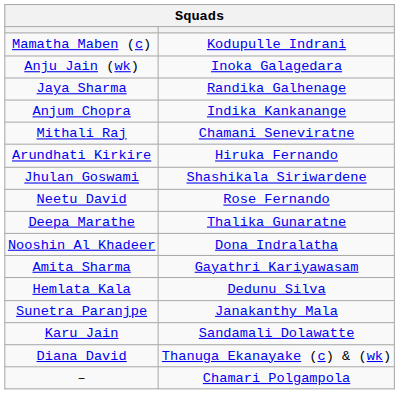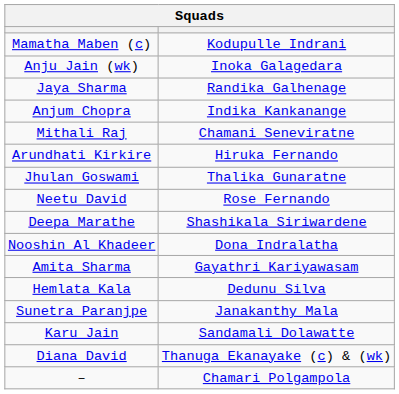(277, 178) Shashikala Siriwardene -> (277, 178) Thalika Gunaratne
(277, 222) Thalika Gunaratne -> (277, 222) Shashikala Siriwardene
